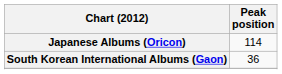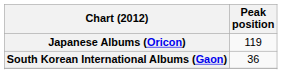(253, 42) 114 -> (253, 42) 119
